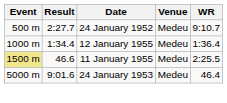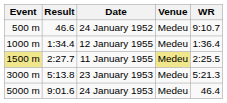(61, 28) 2:27.7 -> (65, 28) 46.6
(65, 59) 46.6 -> (61, 59) 2:27.7
(173, 59) no background -> (173, 59) khaki background
+ row: (116, 75)
